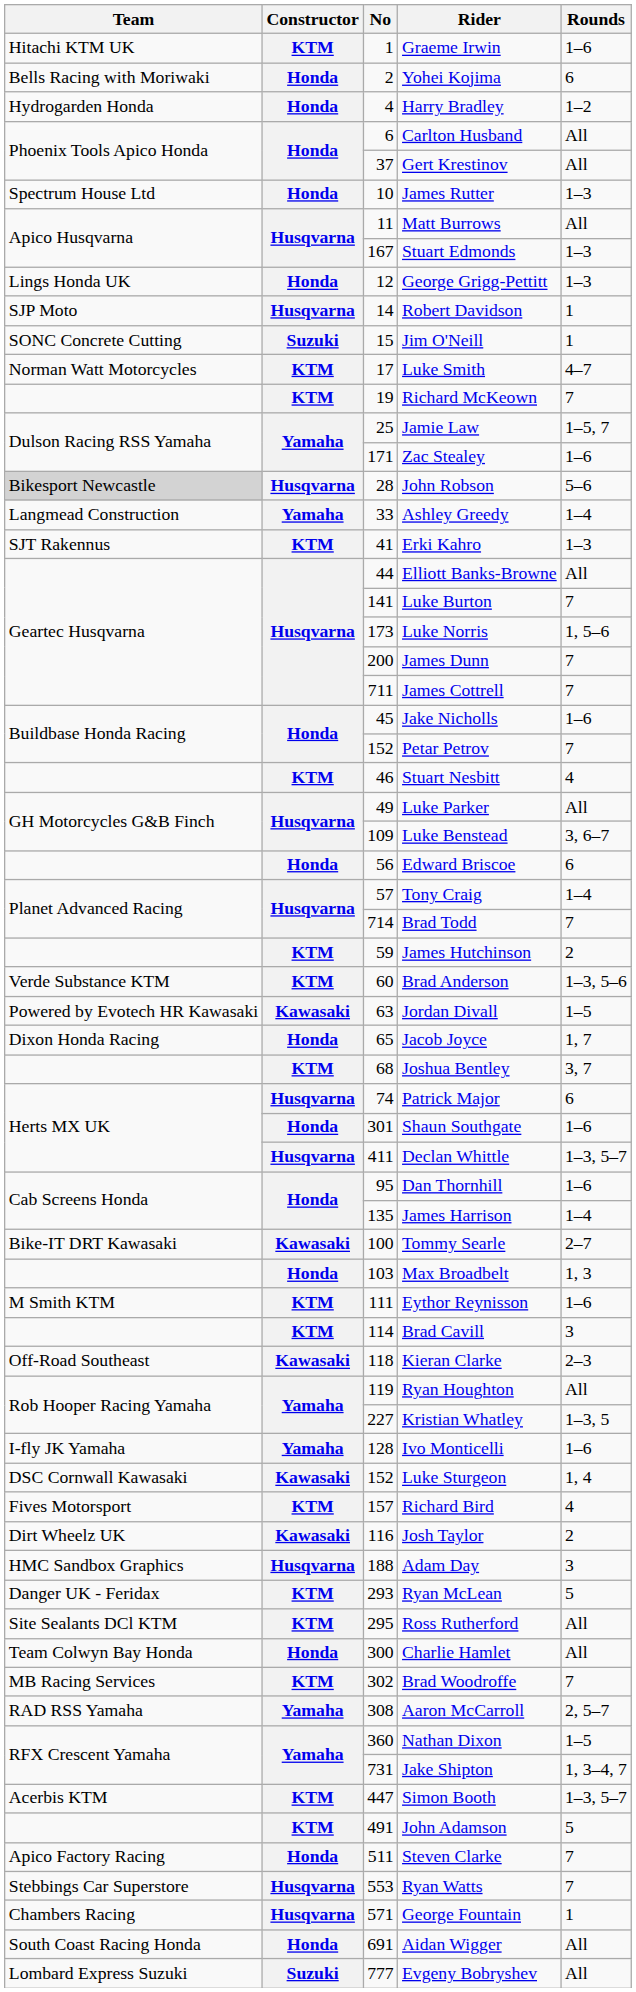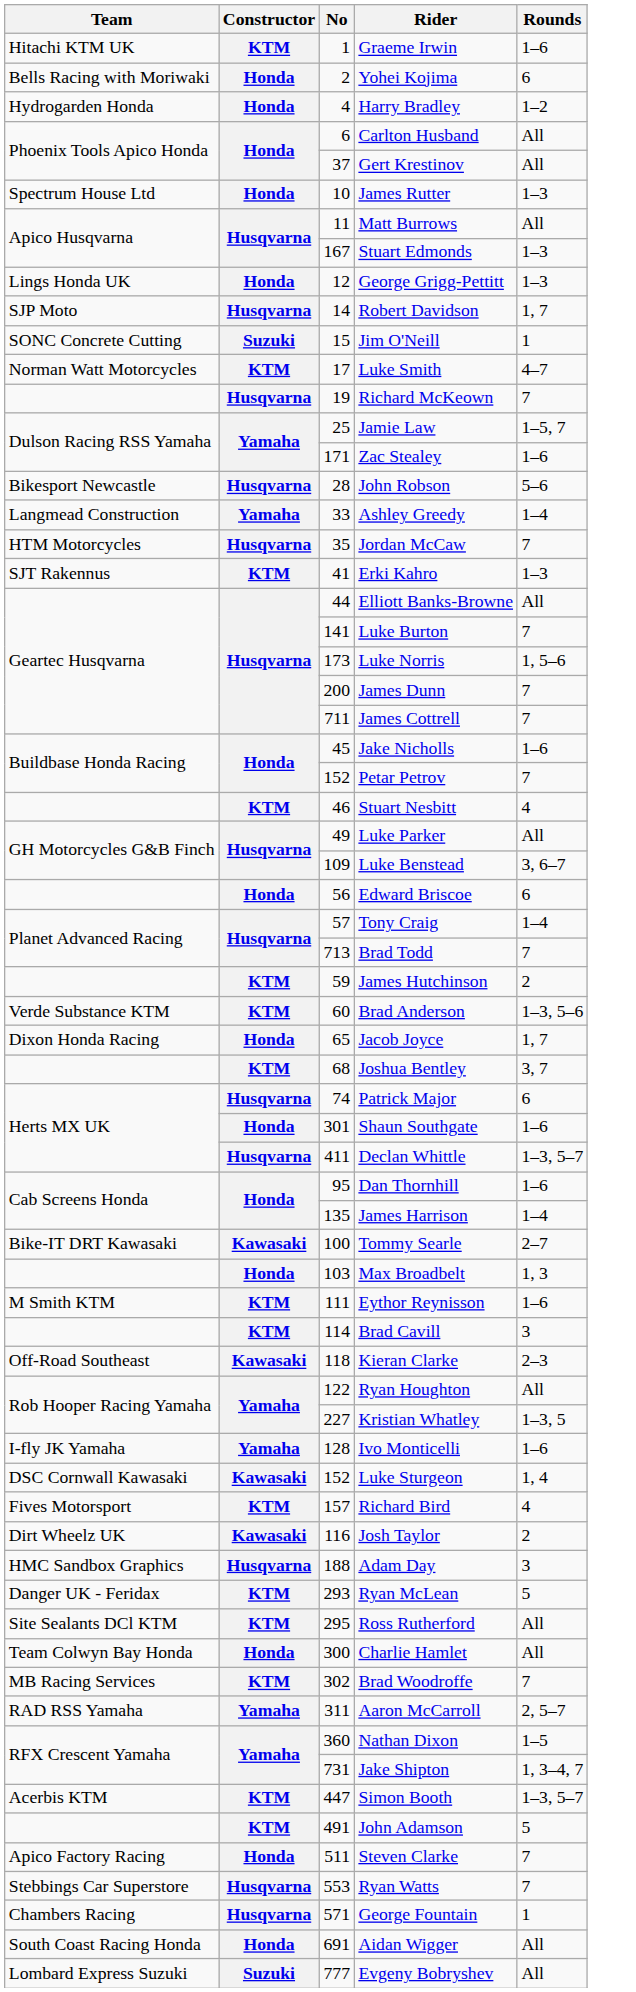(569, 310) 1 -> (535, 310) 1, 7
(313, 397) KTM -> (269, 397) Husqvarna
(82, 485) lightgrey background -> (82, 485) no background
+ row: (412, 543)
(380, 922) 714 -> (337, 952) 713
- row: (450, 1010)
(381, 1389) 119 -> (337, 1389) 122
(380, 1710) 308 -> (337, 1710) 311
